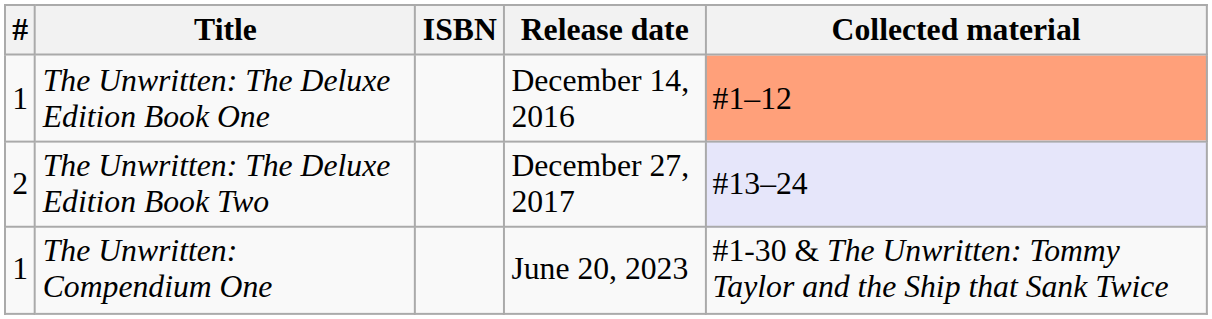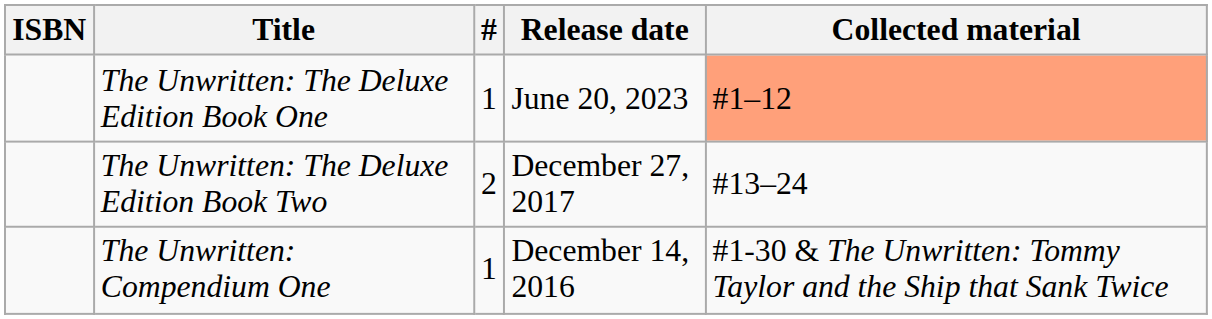columns swapped: (20, 29) <-> (460, 29)
(600, 97) December 14, 2016 -> (600, 97) June 20, 2023
(760, 183) lavender background -> (760, 183) no background
(600, 269) June 20, 2023 -> (600, 269) December 14, 2016
